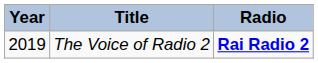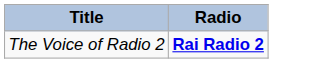- column: (27, 17)
